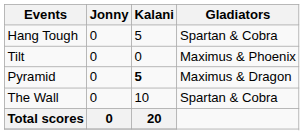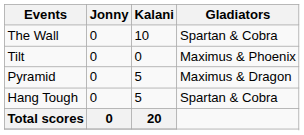rows swapped: (43, 35) <-> (33, 98)
(138, 77) bold -> (138, 77) normal
